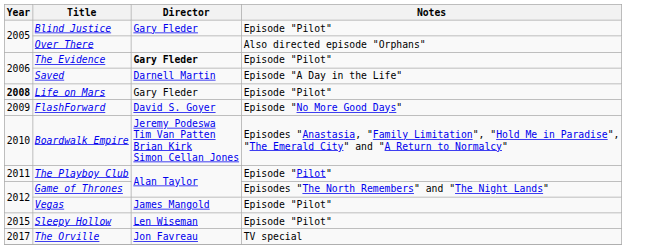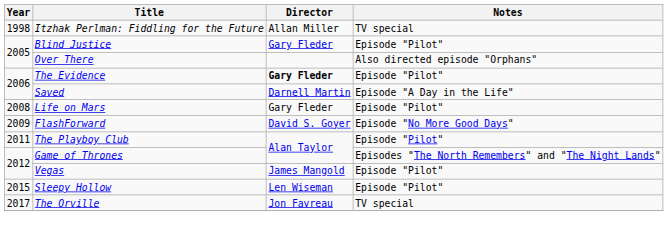+ row: (149, 28)
(18, 92) bold -> (18, 108) normal
- row: (82, 140)
